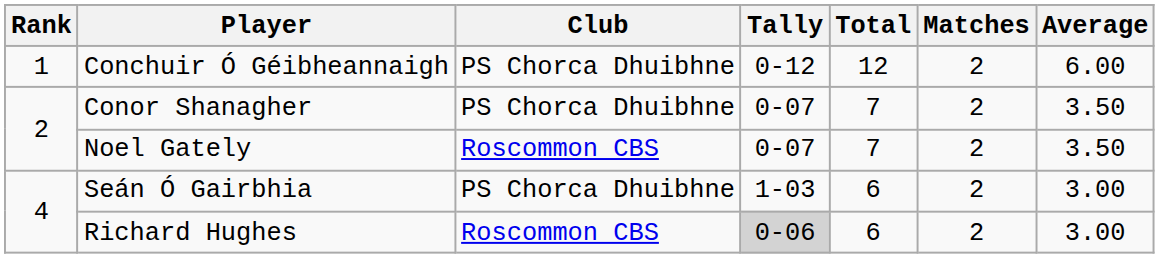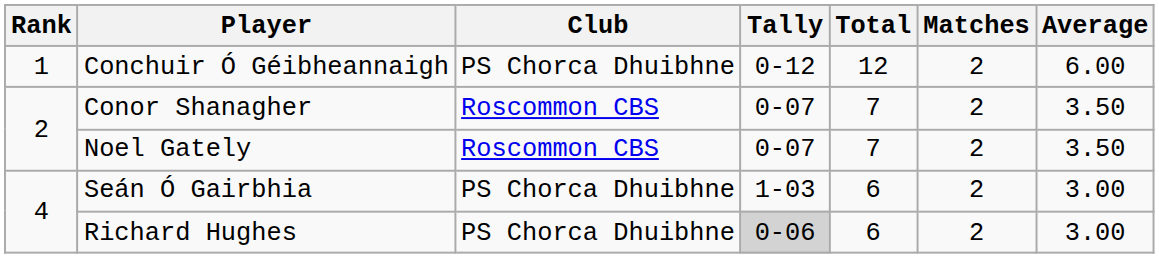(598, 108) PS Chorca Dhuibhne -> (560, 108) Roscommon CBS
(560, 232) Roscommon CBS -> (598, 232) PS Chorca Dhuibhne
